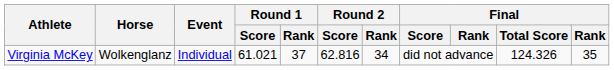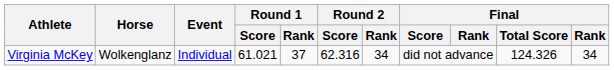(340, 55) 62.816 -> (340, 55) 62.316
(590, 55) 35 -> (590, 55) 34
